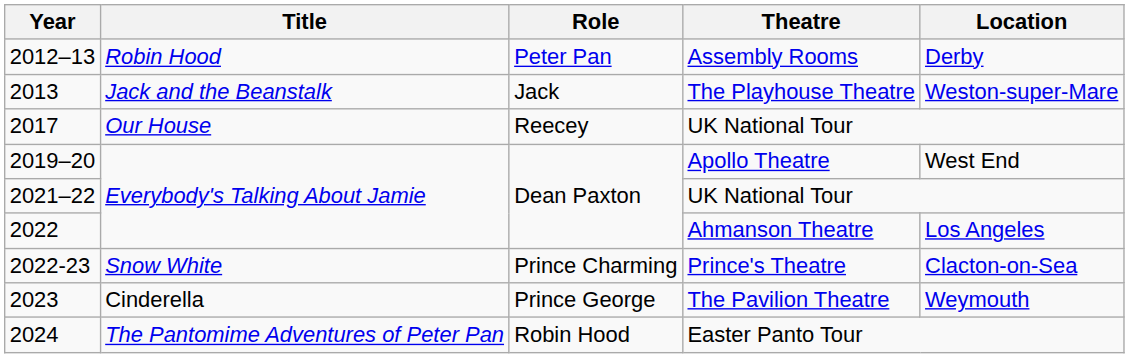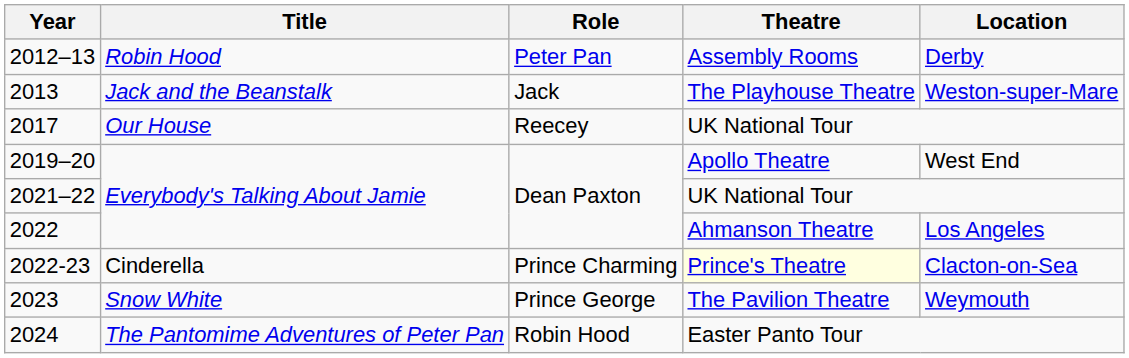(164, 265) Snow White -> (155, 265) Cinderella
(767, 265) no background -> (767, 265) lightyellow background
(155, 299) Cinderella -> (164, 299) Snow White
